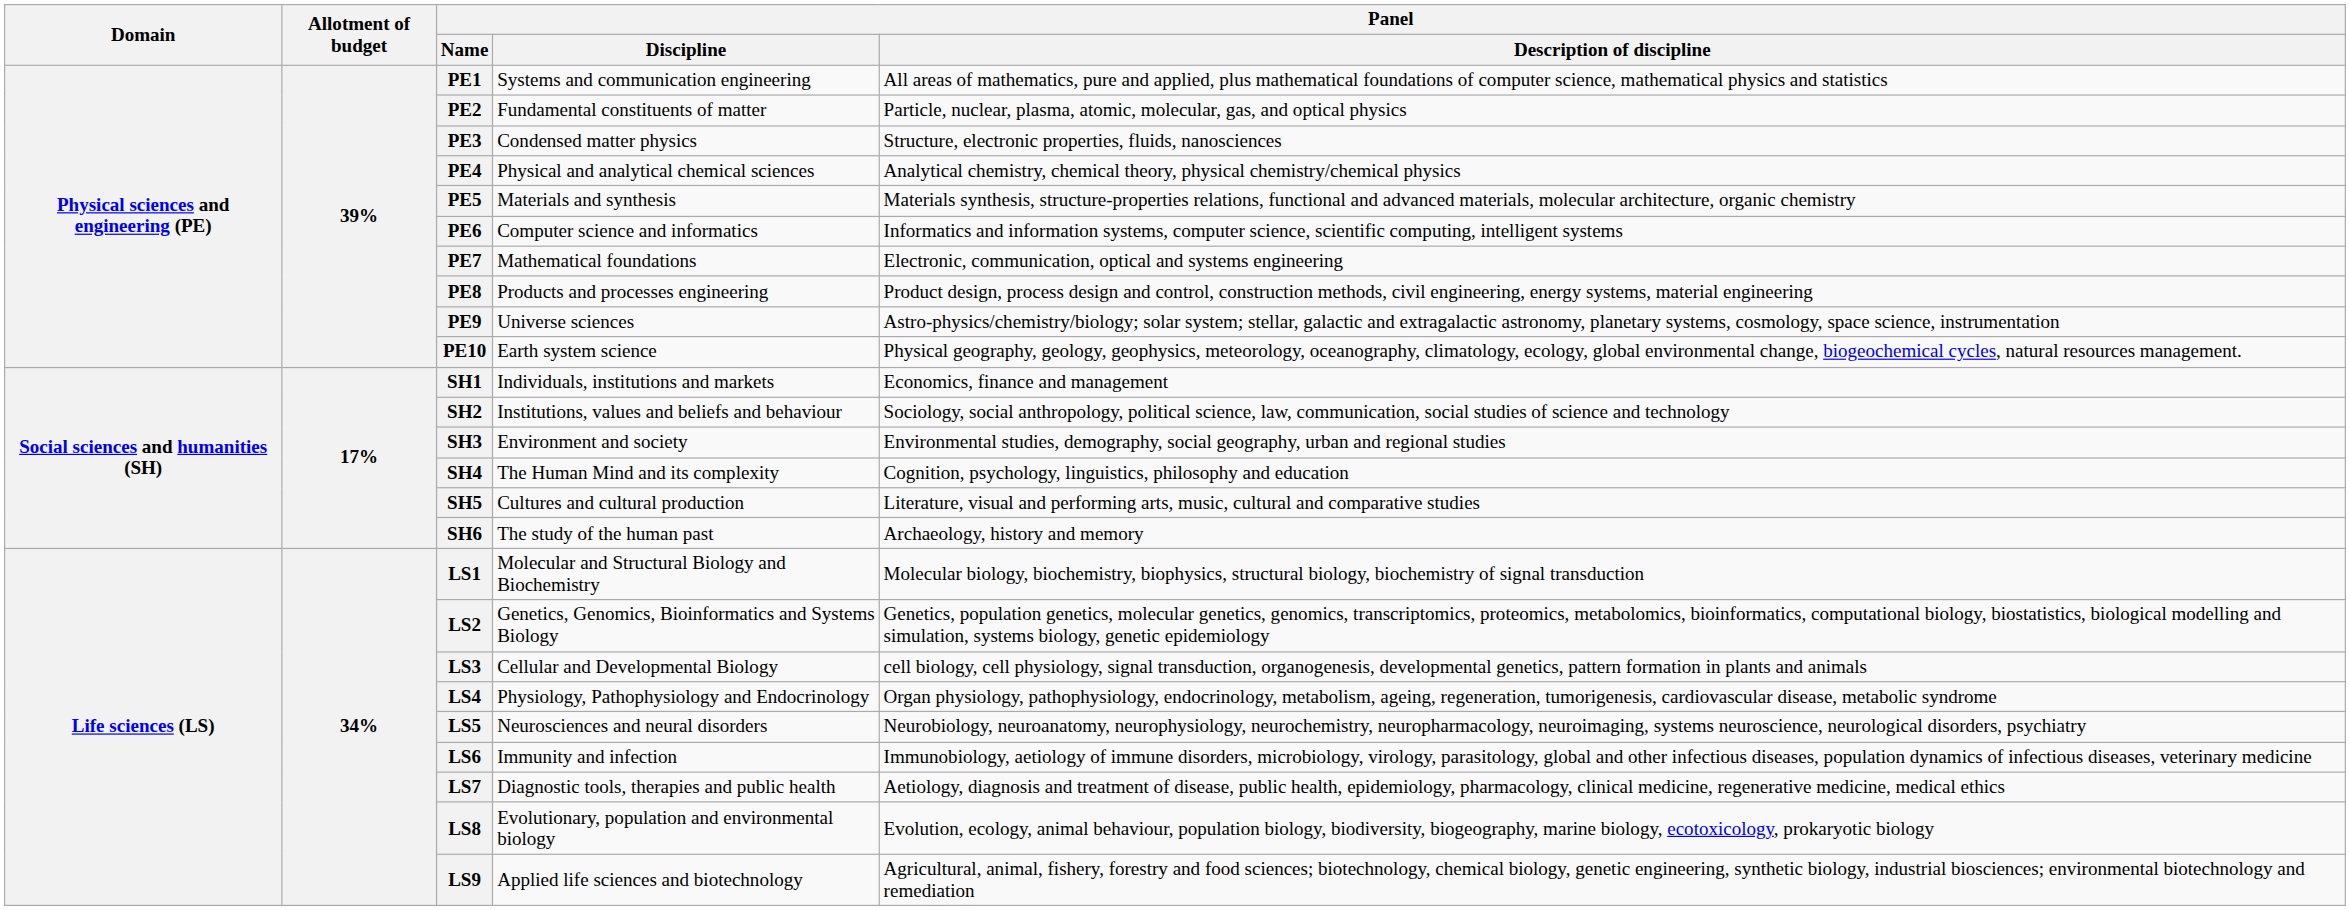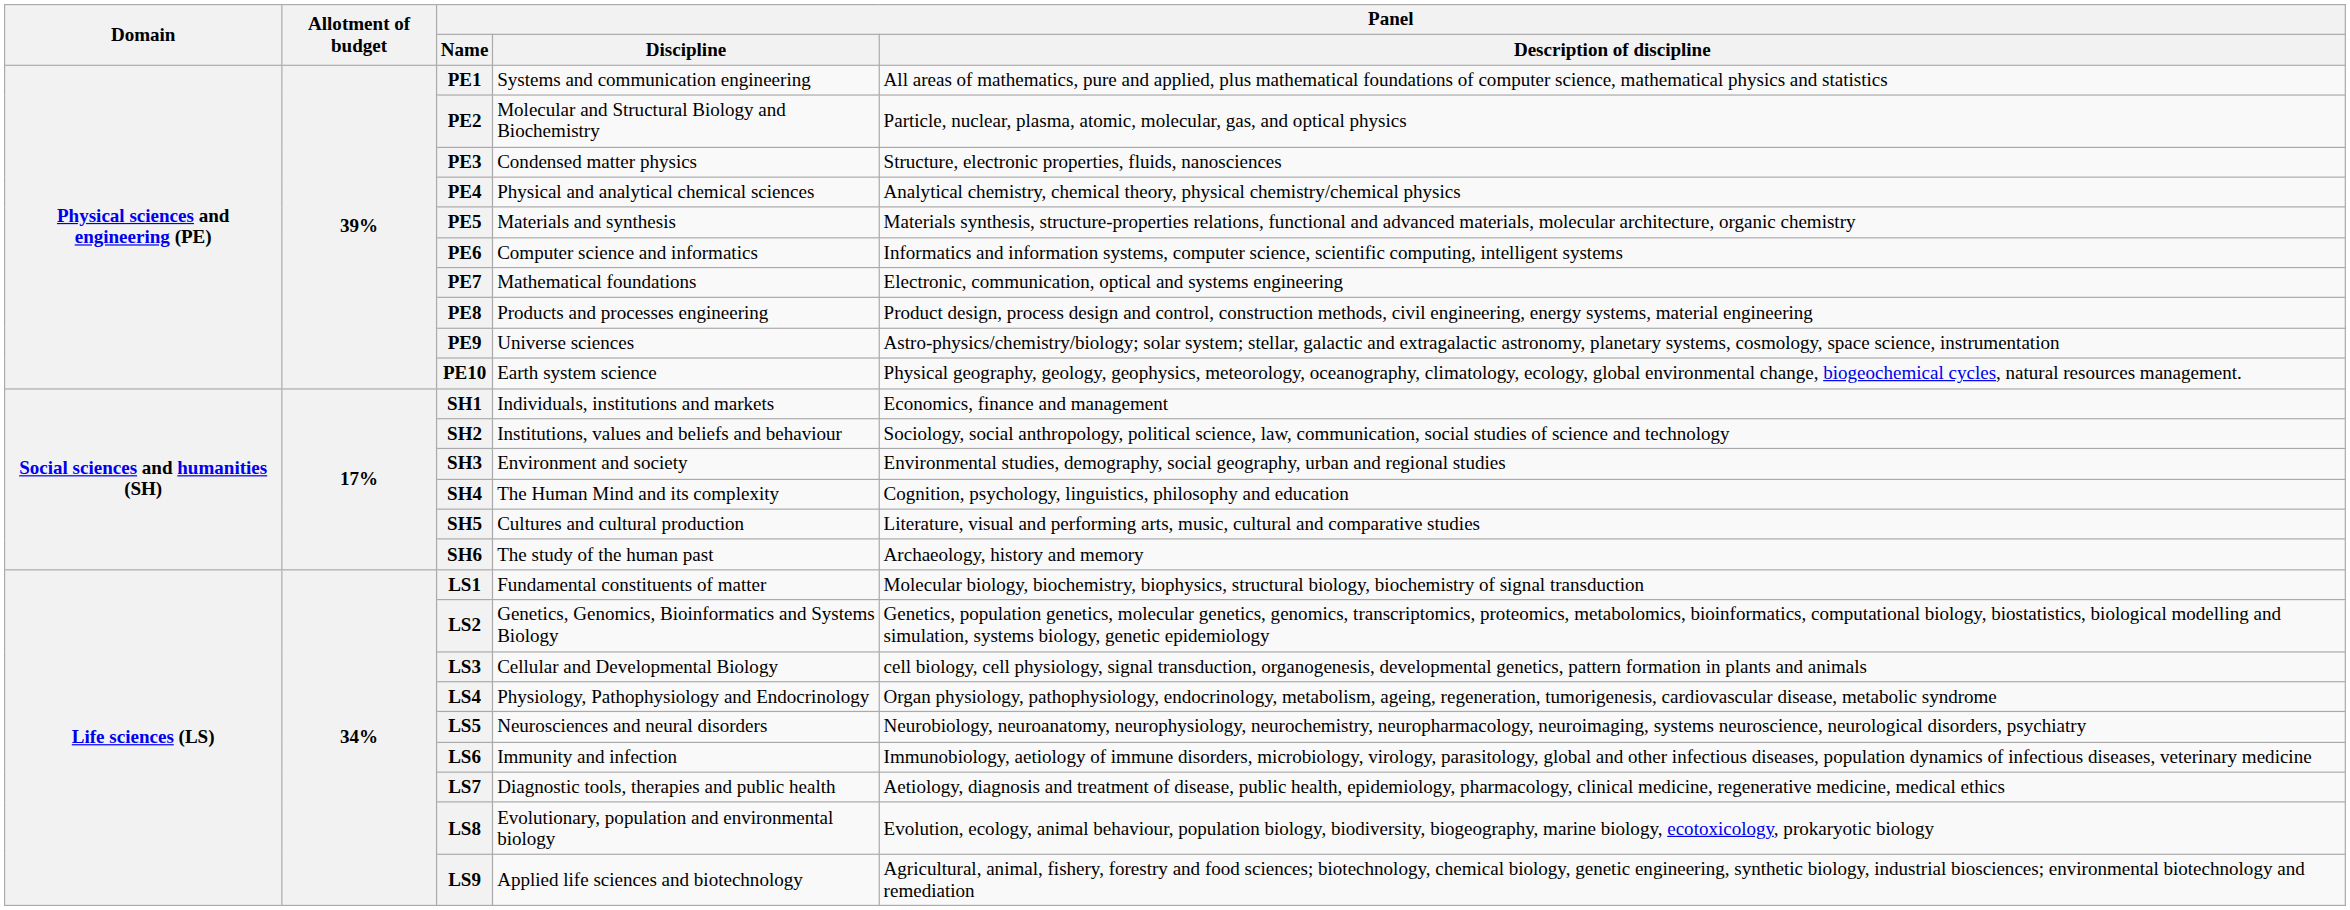(632, 110) Fundamental constituents of matter -> (641, 120) Molecular and Structural Biology and Biochemistry
(641, 573) Molecular and Structural Biology and Biochemistry -> (632, 584) Fundamental constituents of matter
